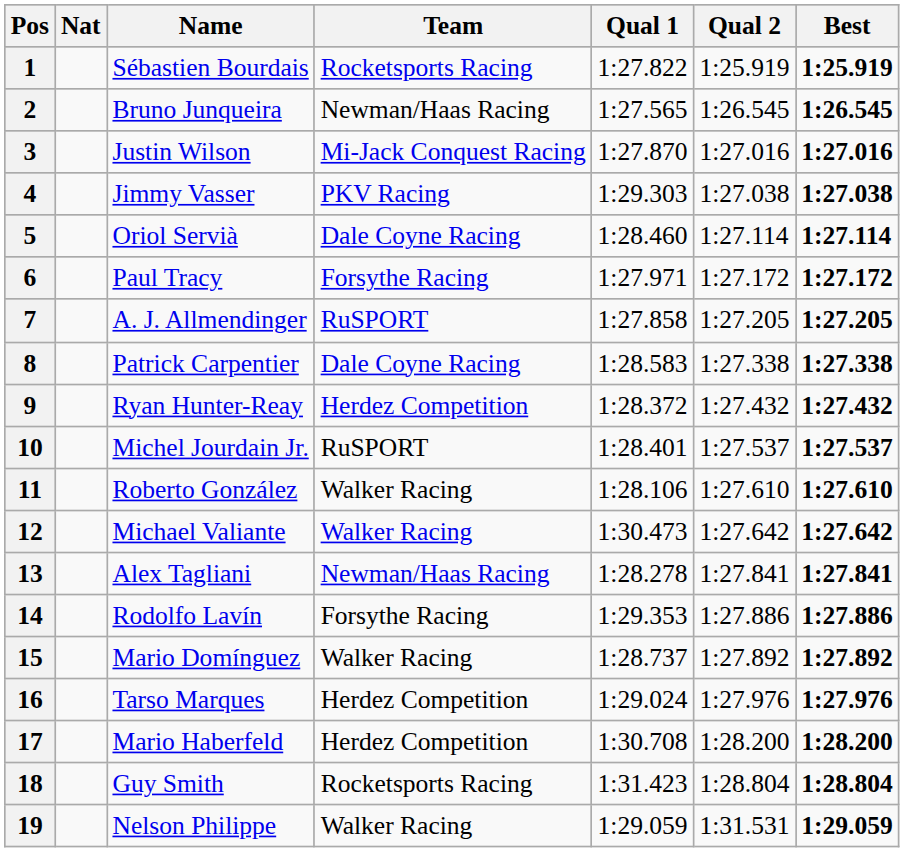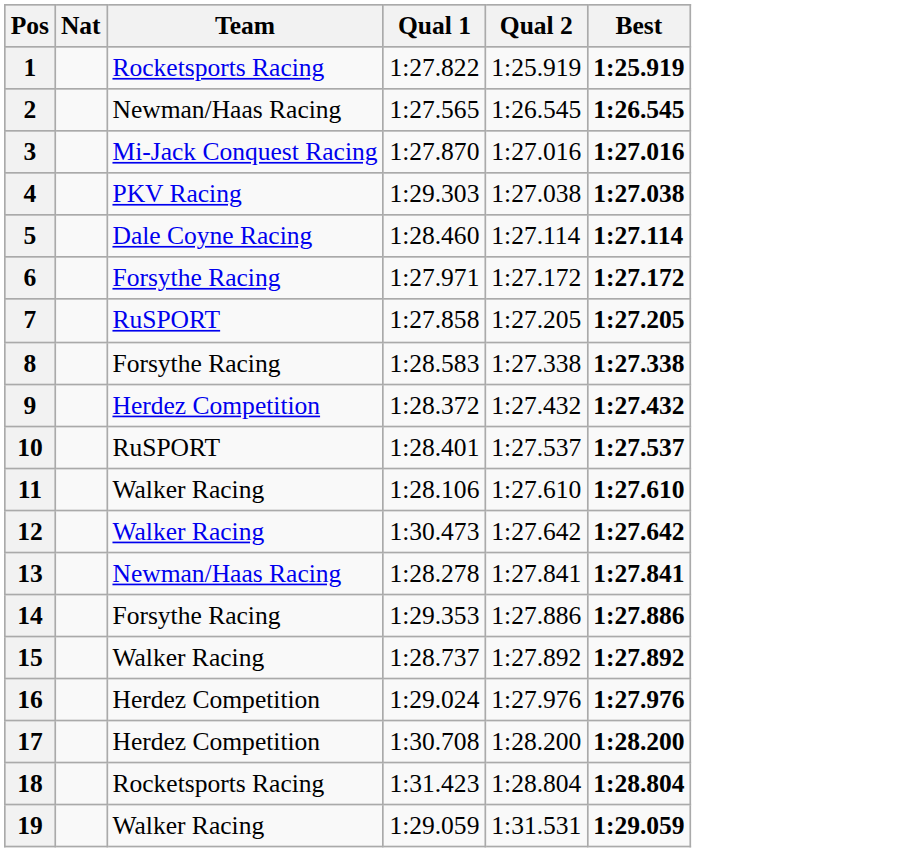- column: (211, 25)
(421, 362) Dale Coyne Racing -> (196, 362) Forsythe Racing
